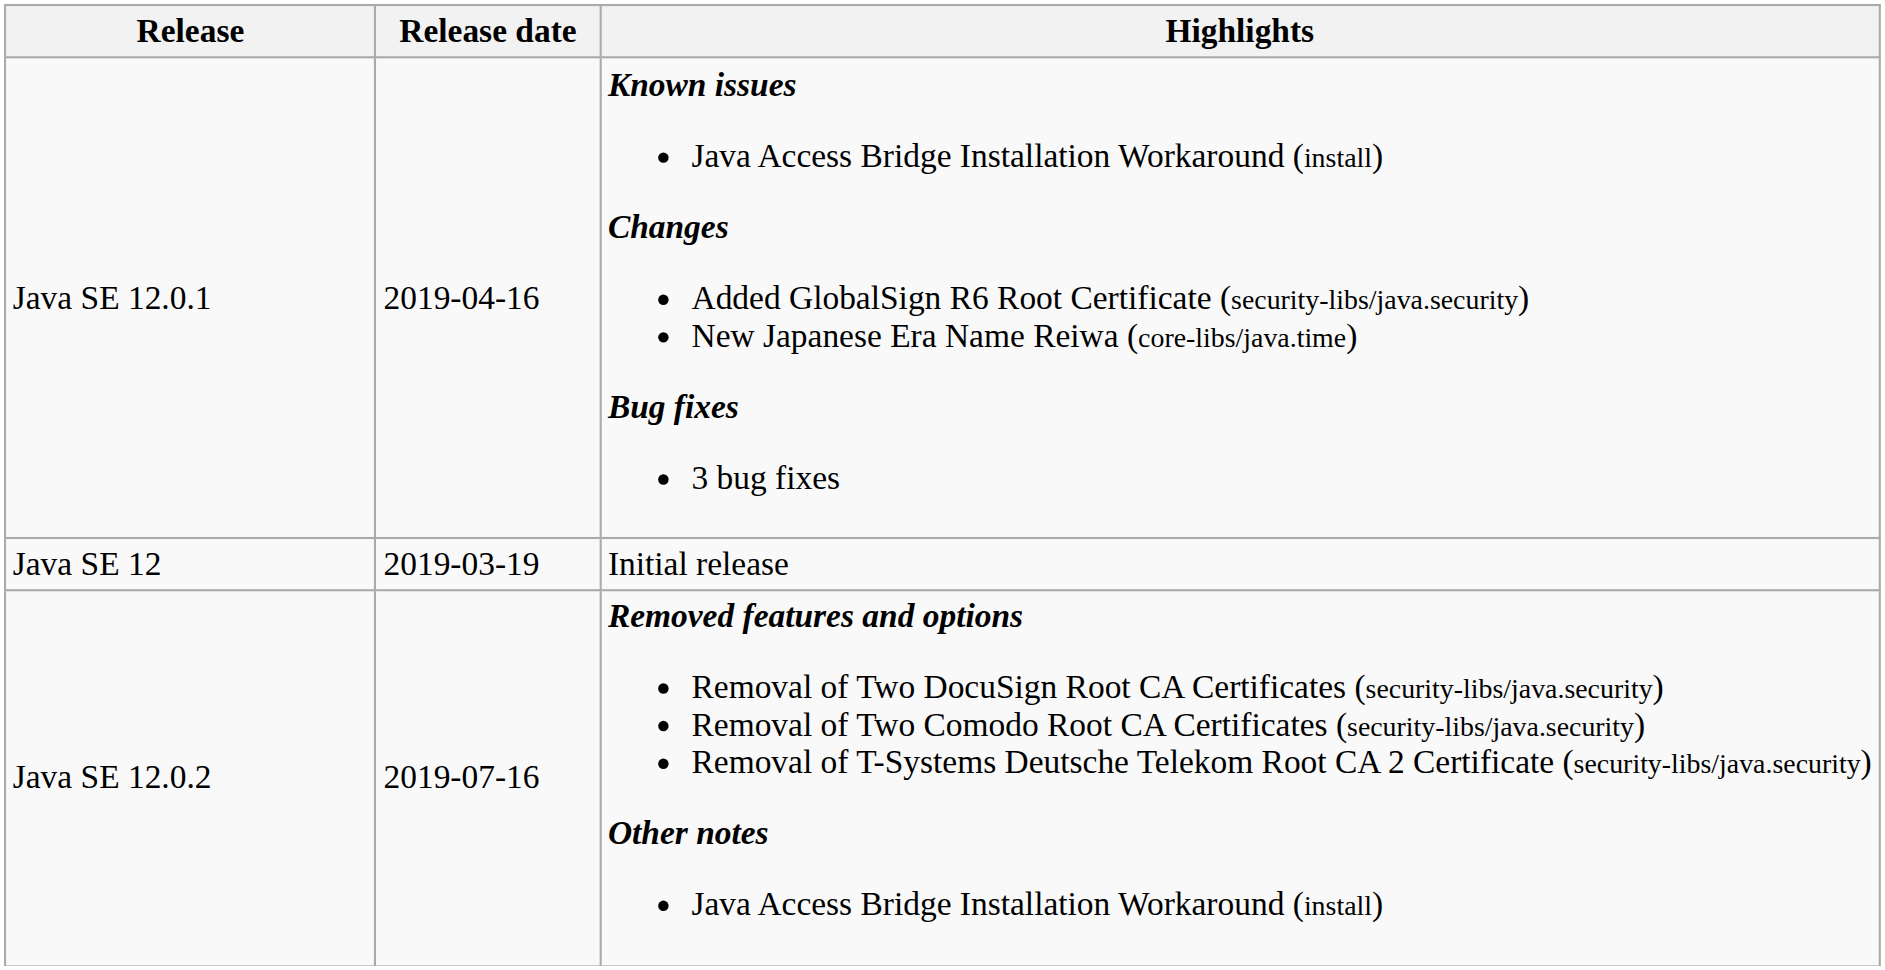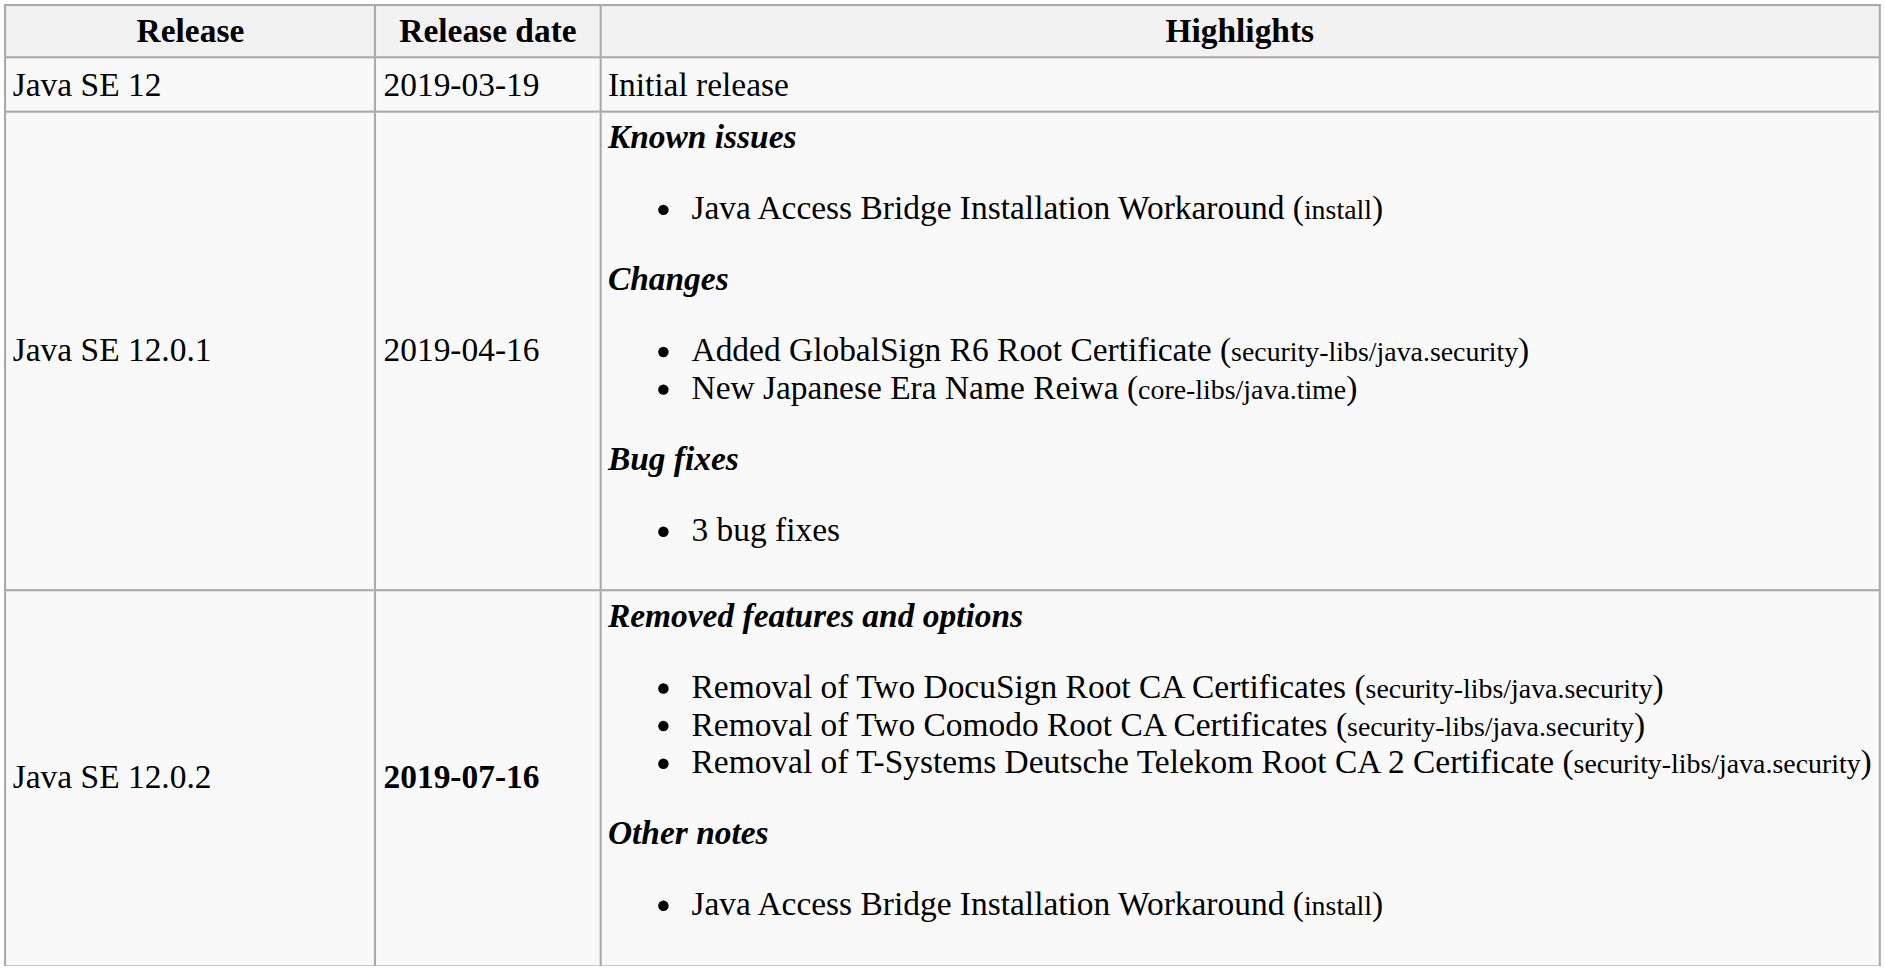rows swapped: (87, 563) <-> (112, 297)
(461, 777) normal -> (461, 777) bold
